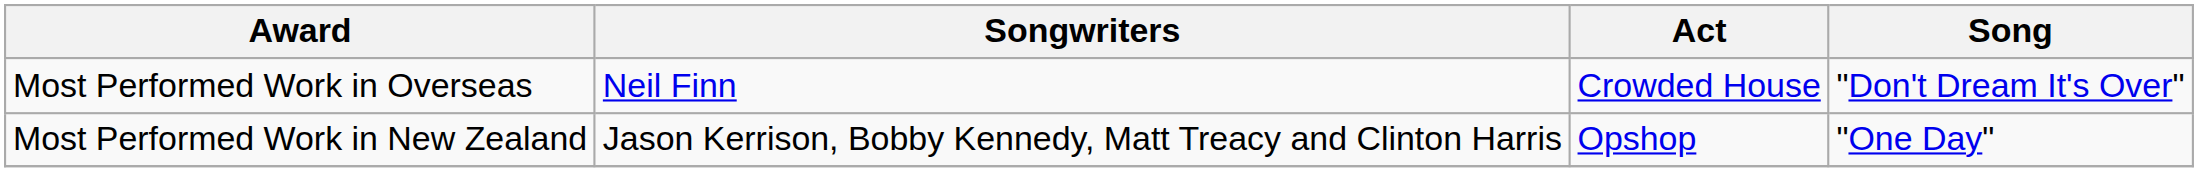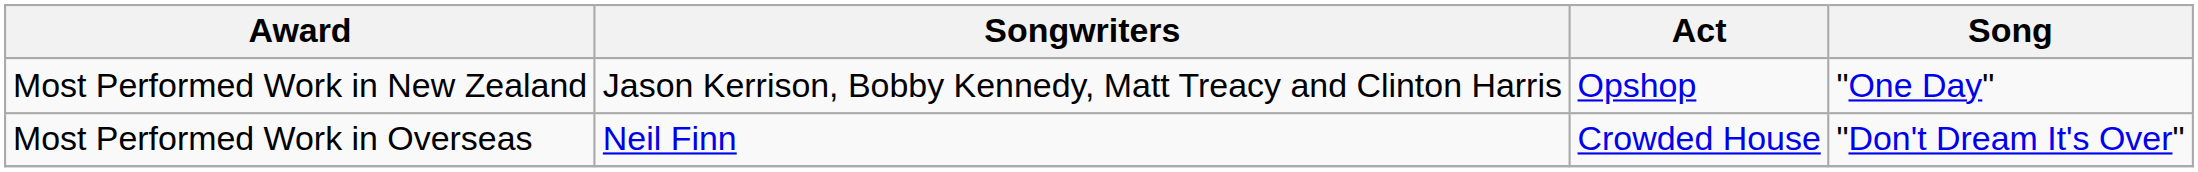rows swapped: (300, 138) <-> (273, 85)
